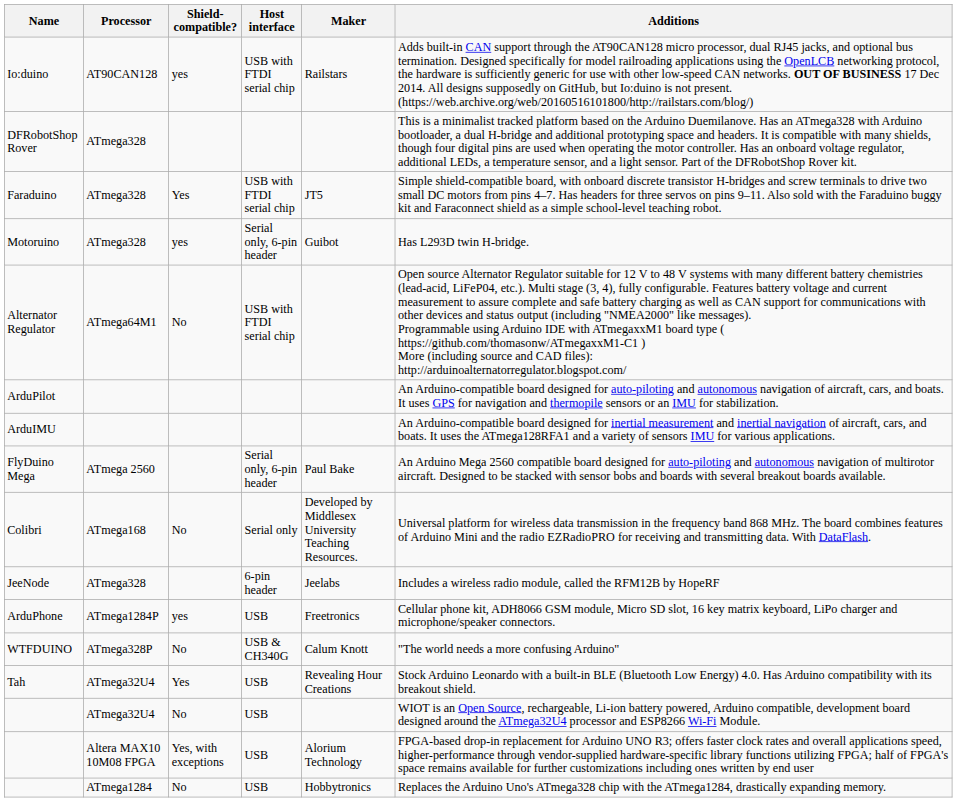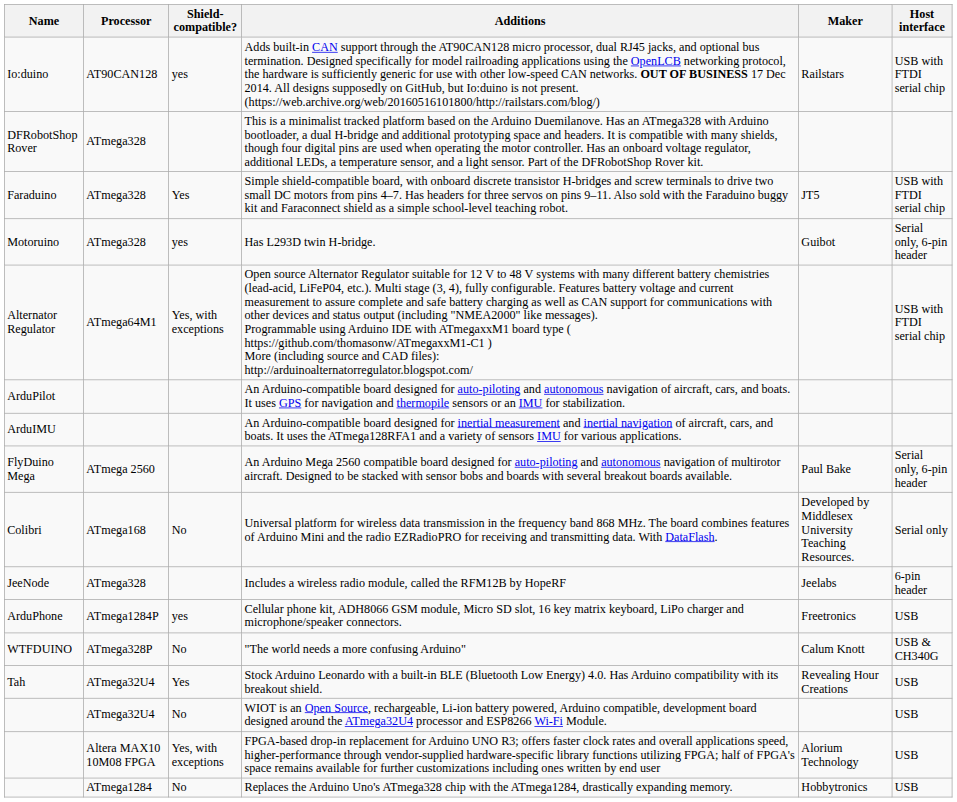columns swapped: (272, 20) <-> (674, 20)
(179, 322) No -> (198, 322) Yes, with exceptions
